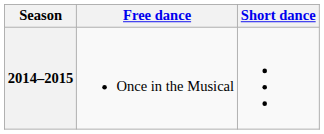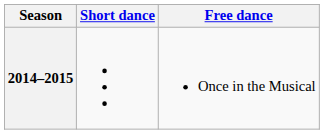columns swapped: (278, 16) <-> (157, 16)
